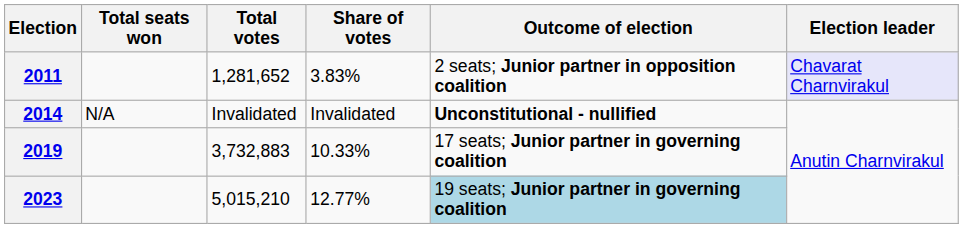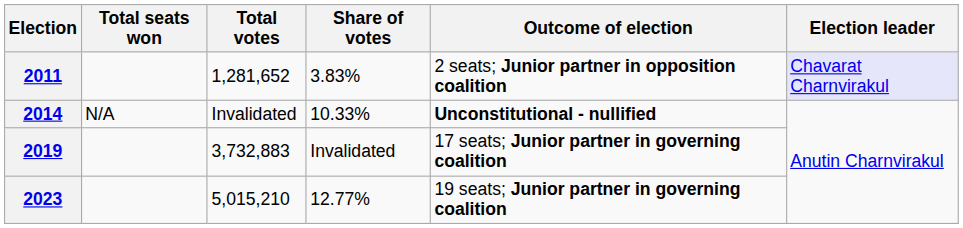(353, 113) Invalidated -> (340, 113) 10.33%
(340, 151) 10.33% -> (353, 151) Invalidated
(587, 199) lightblue background -> (587, 199) no background
